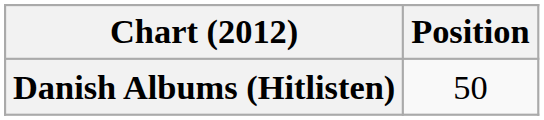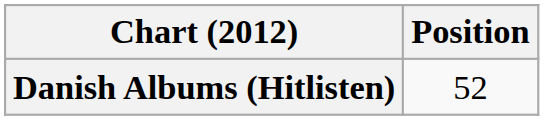(470, 86) 50 -> (470, 86) 52
